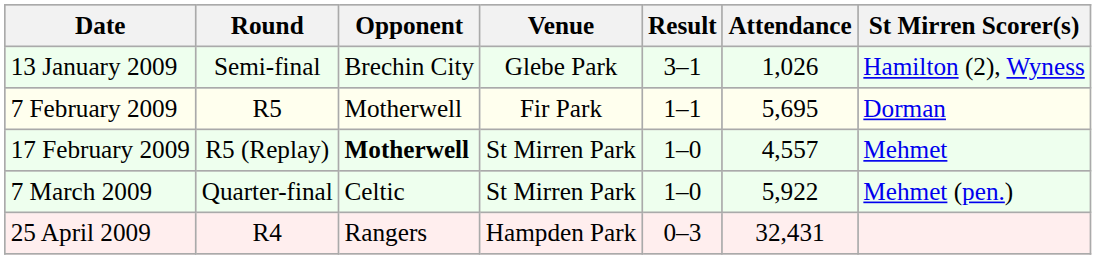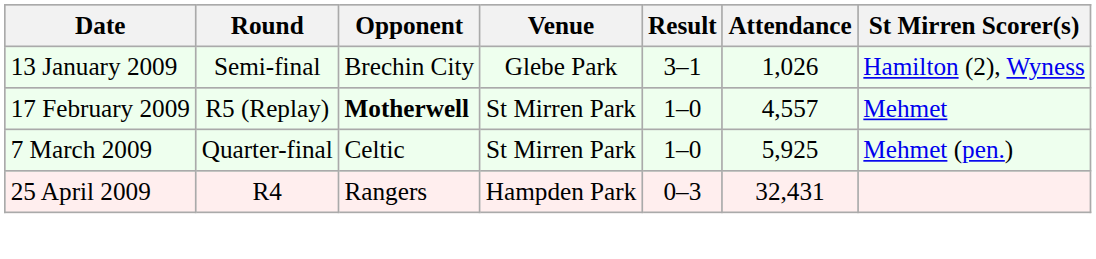- row: (94, 108)
(790, 191) 5,922 -> (790, 150) 5,925
